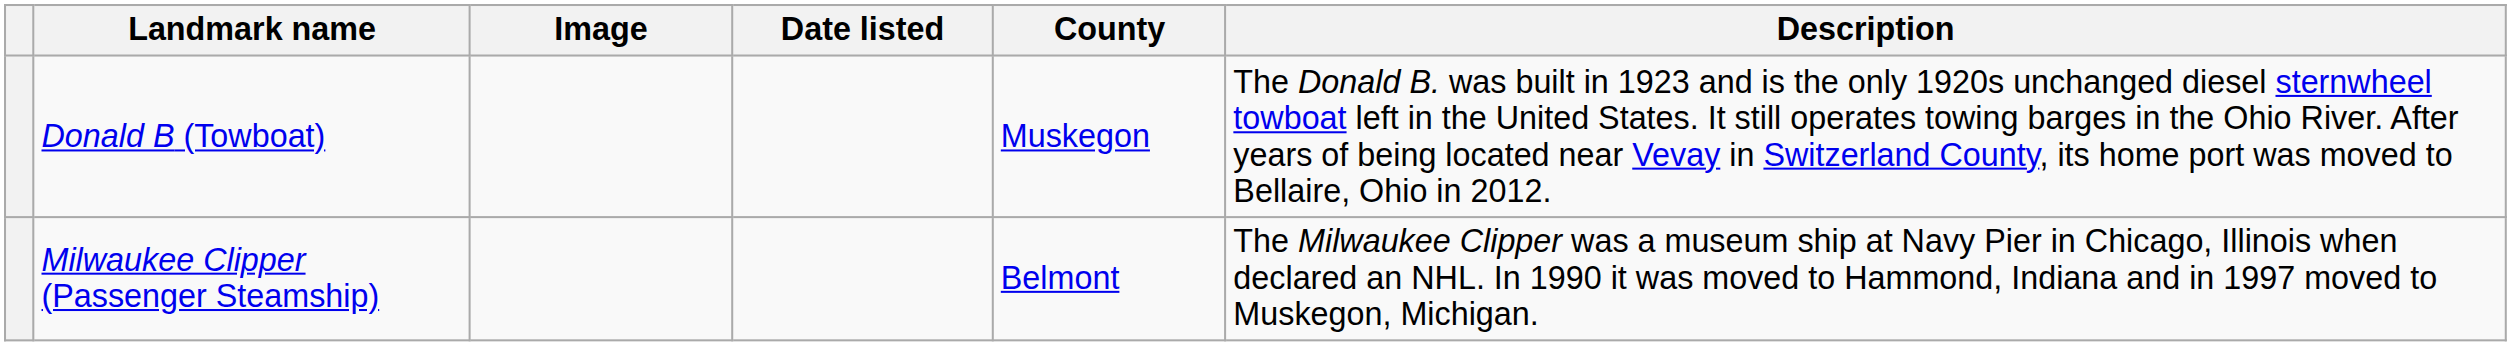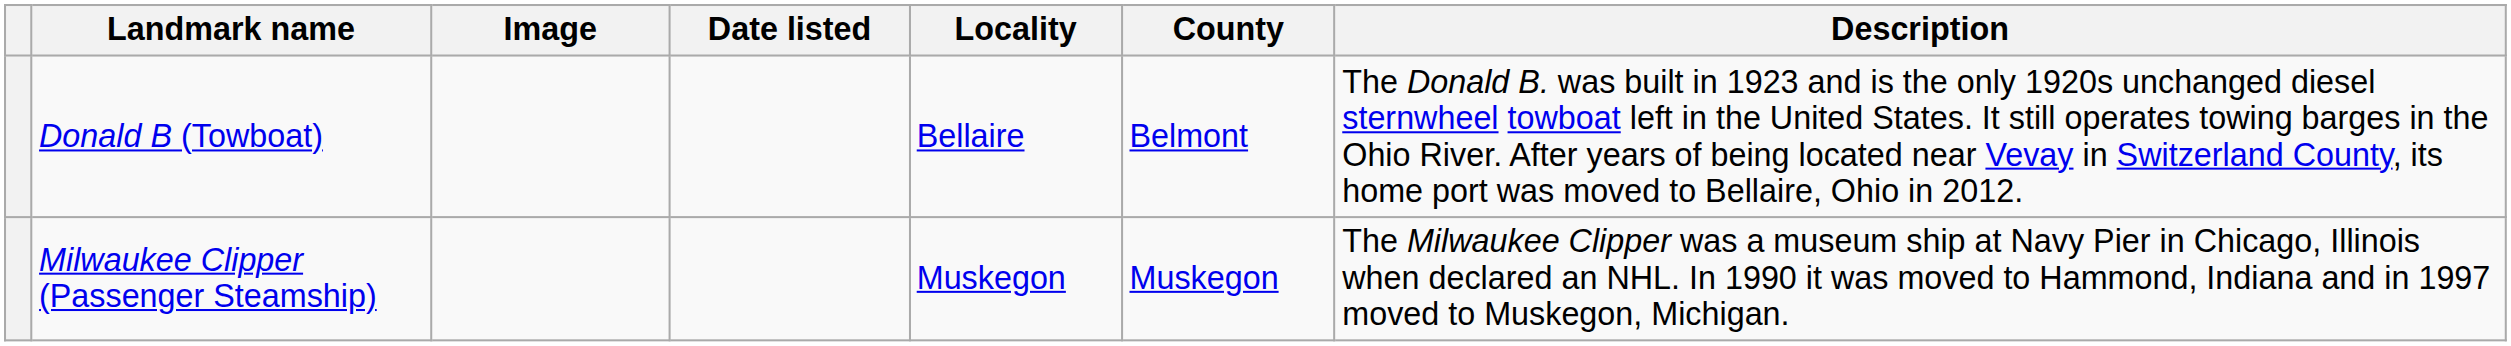+ column: (1016, 30)
(1075, 135) Muskegon -> (1189, 135) Belmont
(1060, 278) Belmont -> (1204, 278) Muskegon
